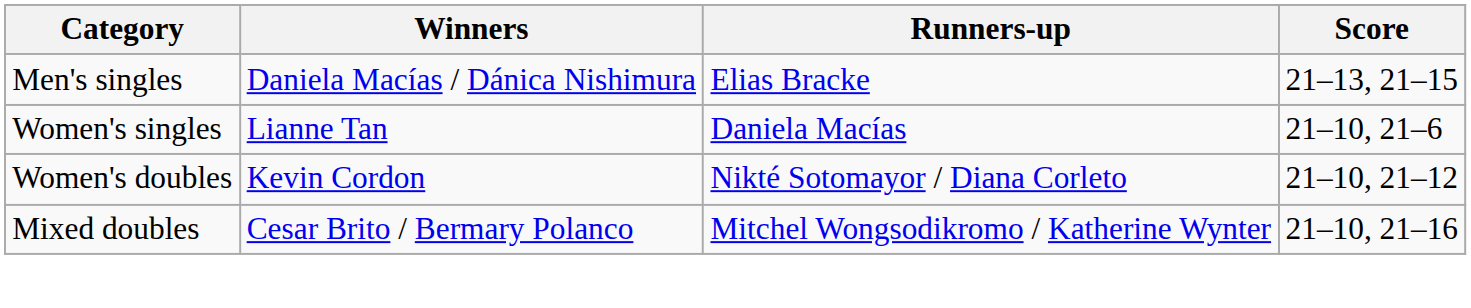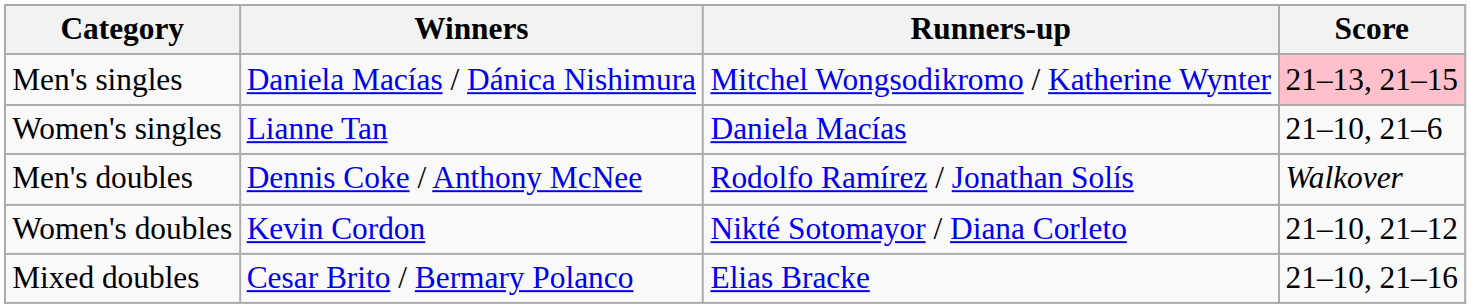(790, 79) Elias Bracke -> (991, 79) Mitchel Wongsodikromo / Katherine Wynter
(1372, 79) no background -> (1372, 79) pink background
+ row: (103, 178)
(991, 228) Mitchel Wongsodikromo / Katherine Wynter -> (790, 278) Elias Bracke
